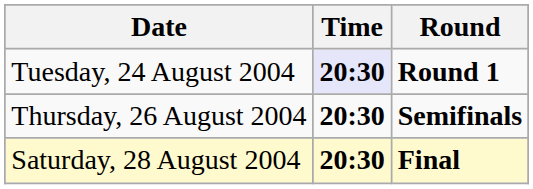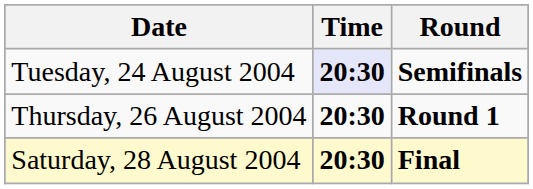(449, 71) Round 1 -> (460, 71) Semifinals
(460, 115) Semifinals -> (449, 115) Round 1
